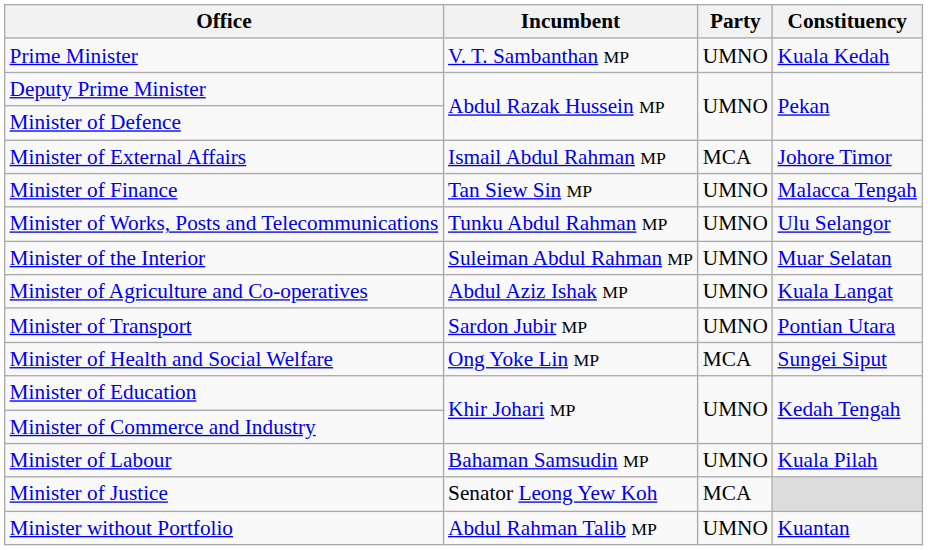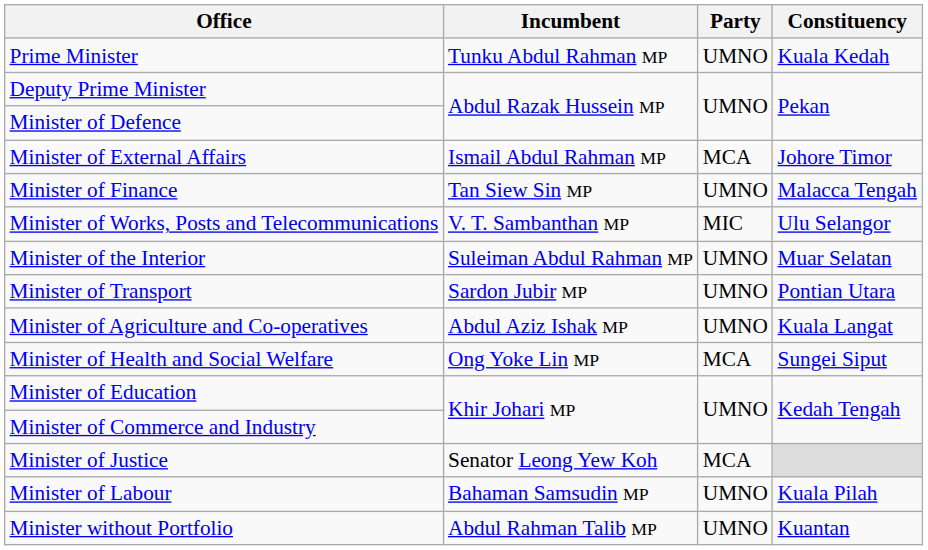(539, 55) V. T. Sambanthan MP -> (558, 55) Tunku Abdul Rahman MP
(558, 223) Tunku Abdul Rahman MP -> (539, 223) V. T. Sambanthan MP
(735, 223) UMNO -> (723, 223) MIC
rows swapped: (189, 291) <-> (101, 325)
rows swapped: (91, 460) <-> (89, 493)
